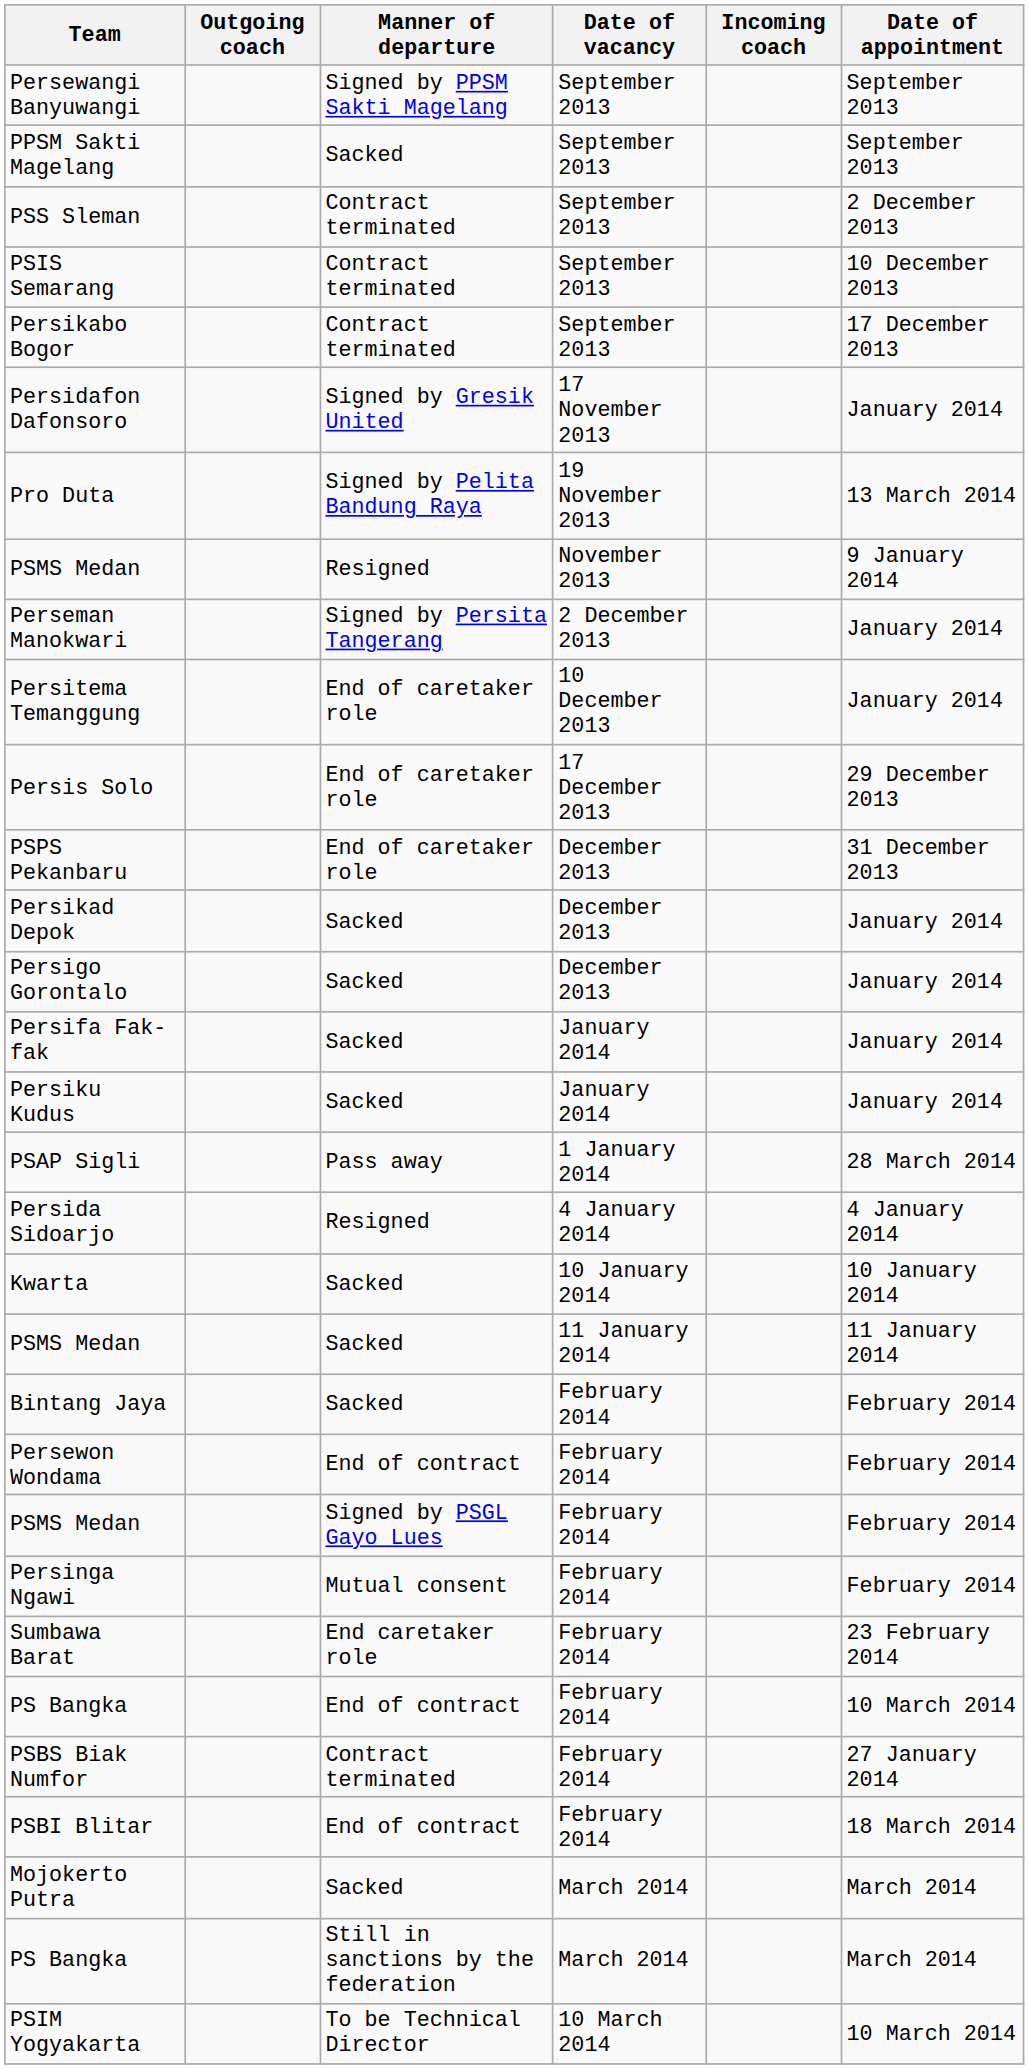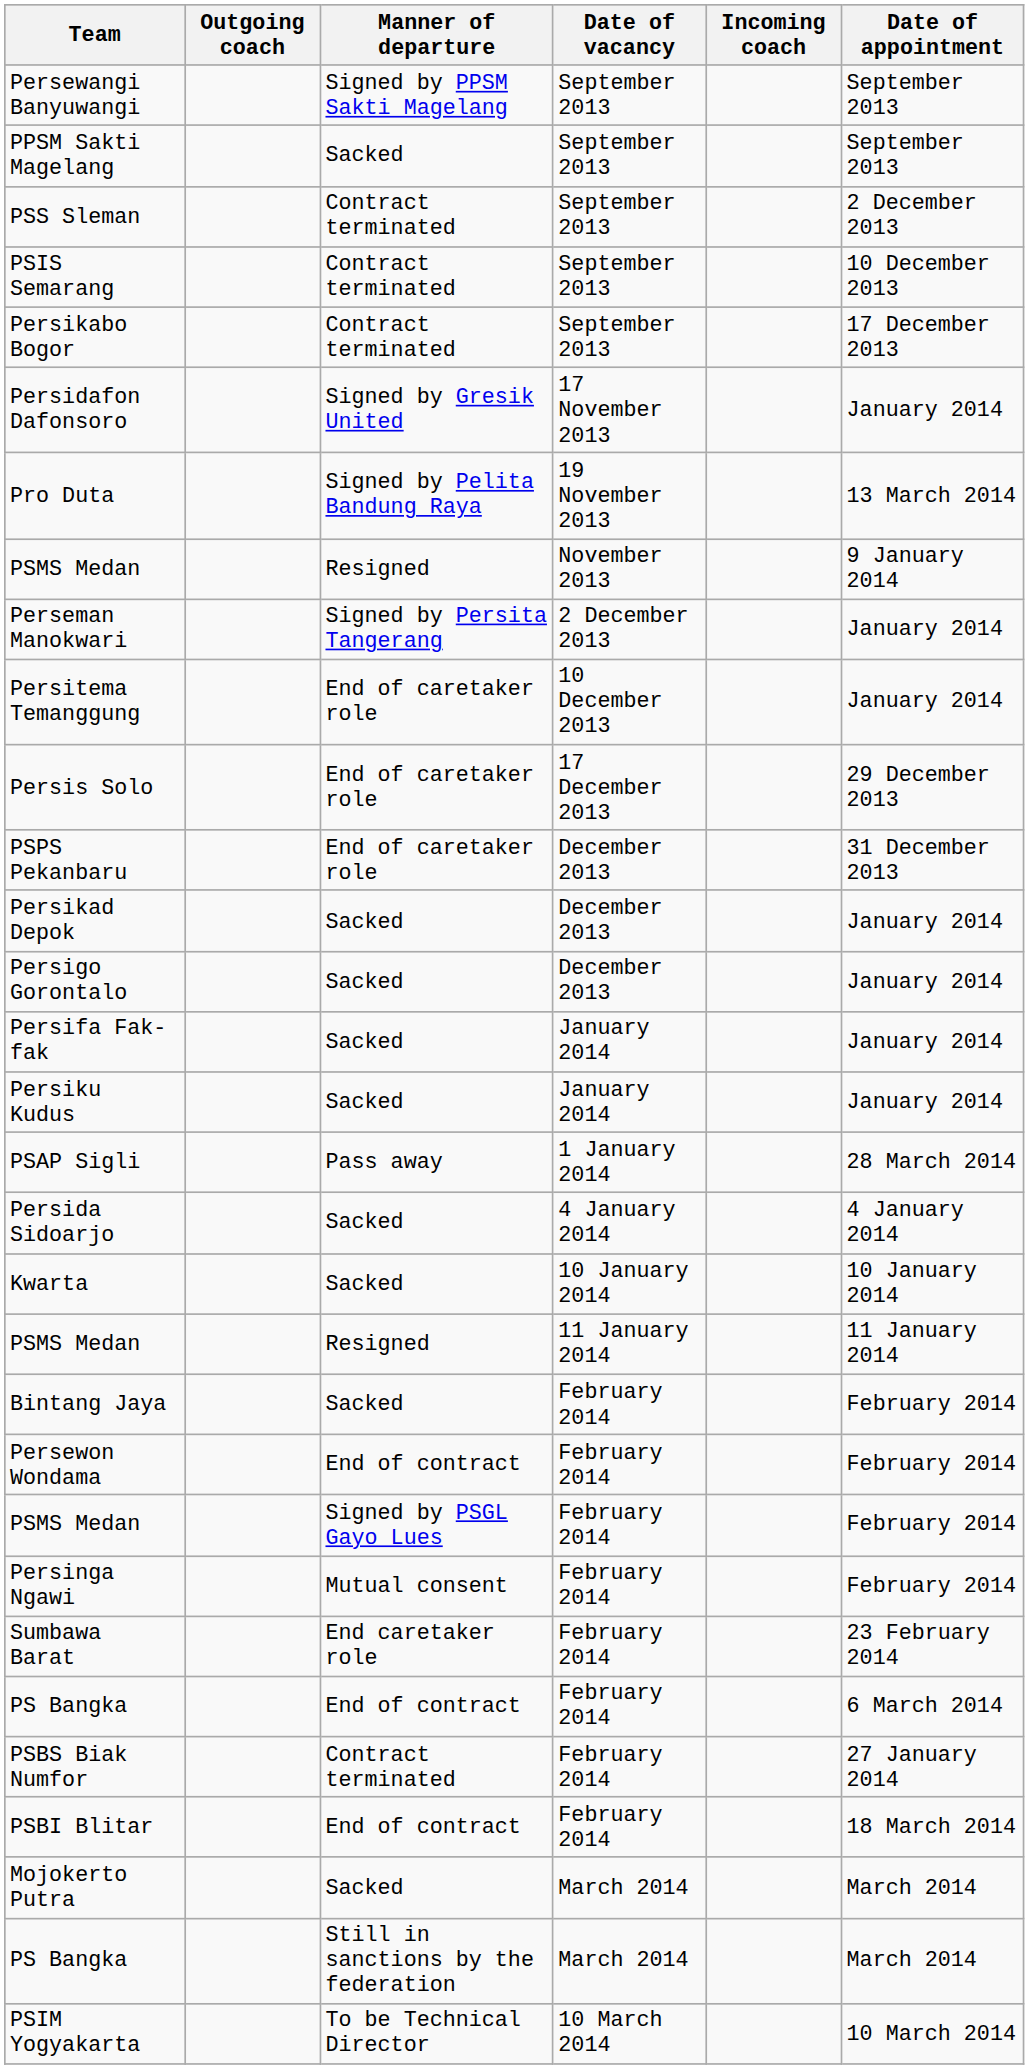(378, 1223) Resigned -> (365, 1223) Sacked
(365, 1344) Sacked -> (378, 1344) Resigned
(931, 1707) 10 March 2014 -> (925, 1707) 6 March 2014
